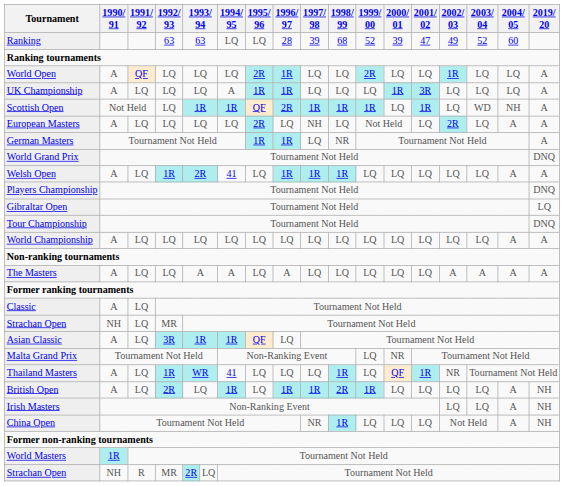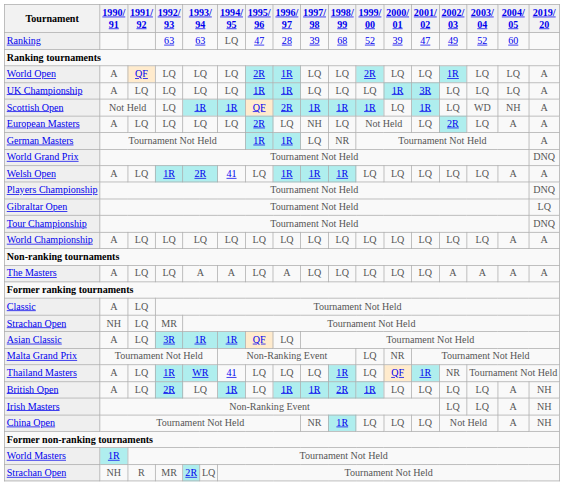(259, 40) LQ -> (259, 40) 47
(232, 90) A -> (232, 90) LQ
